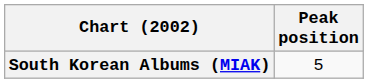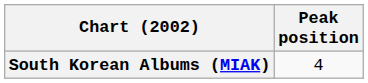(319, 65) 5 -> (319, 65) 4
